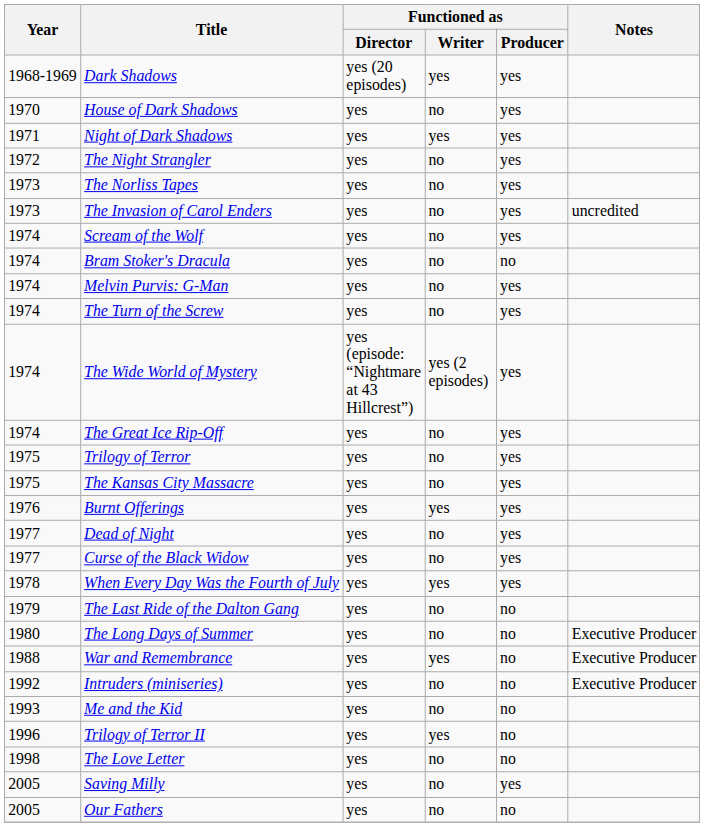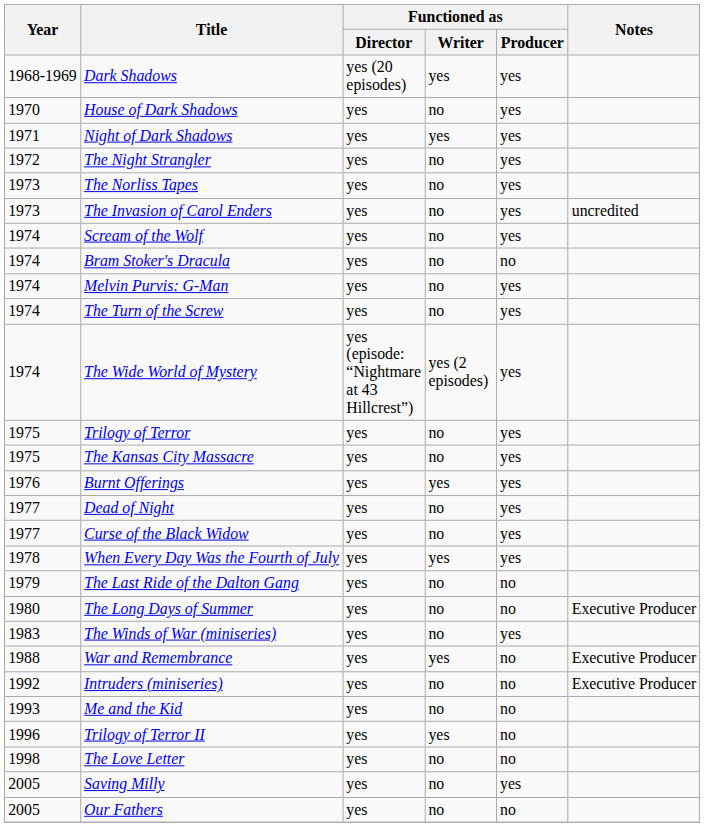- row: (154, 432)
+ row: (180, 633)
